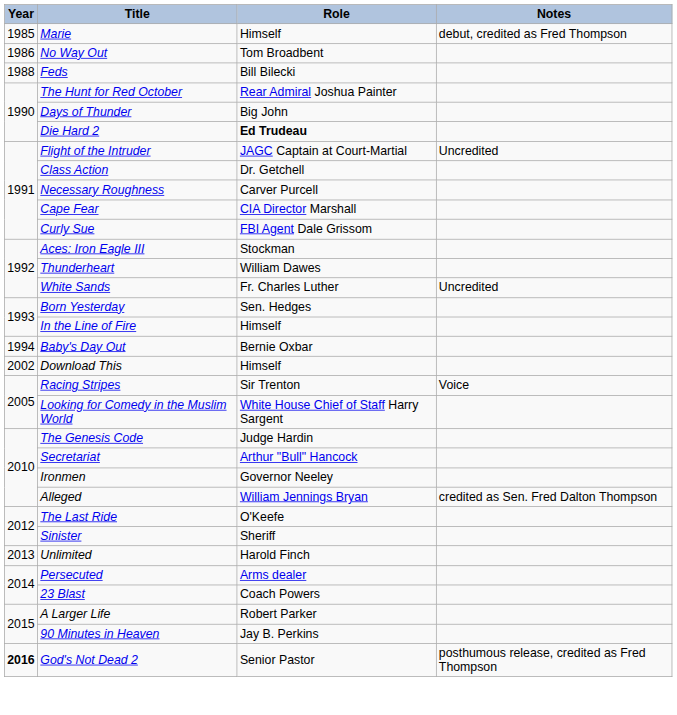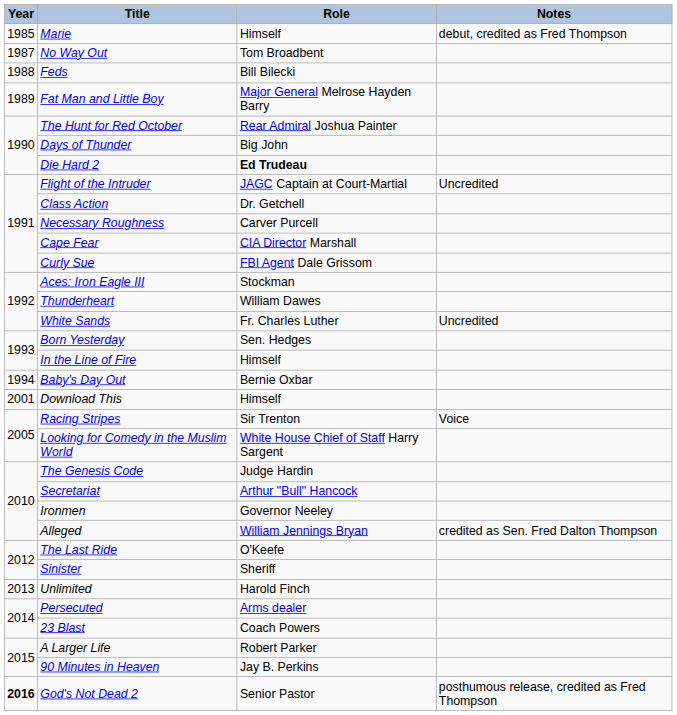(21, 53) 1986 -> (21, 53) 1987
+ row: (102, 99)
(21, 365) 2002 -> (21, 399) 2001
